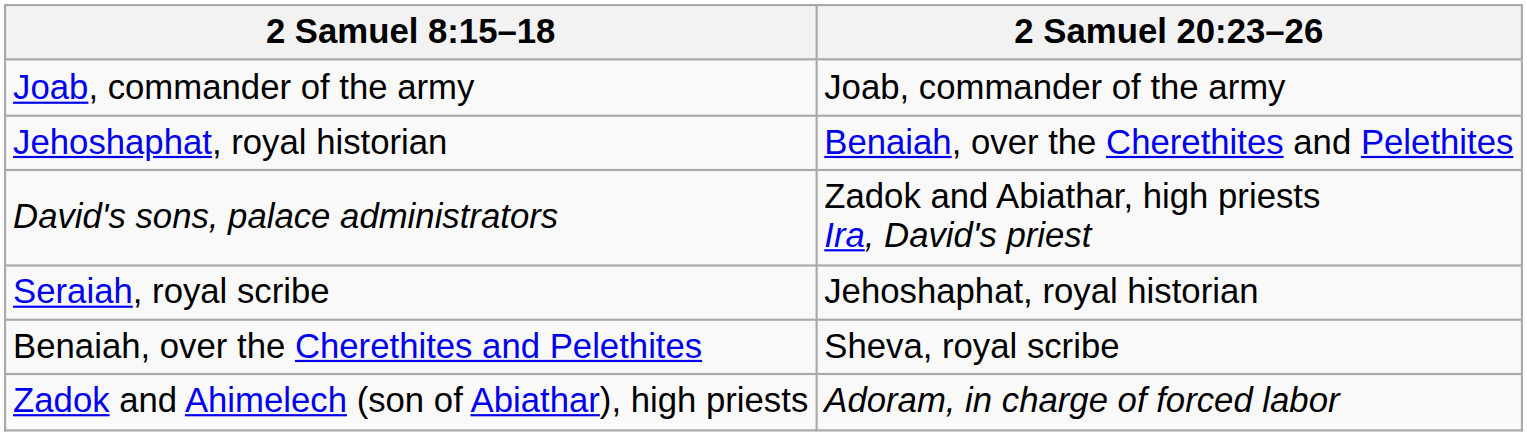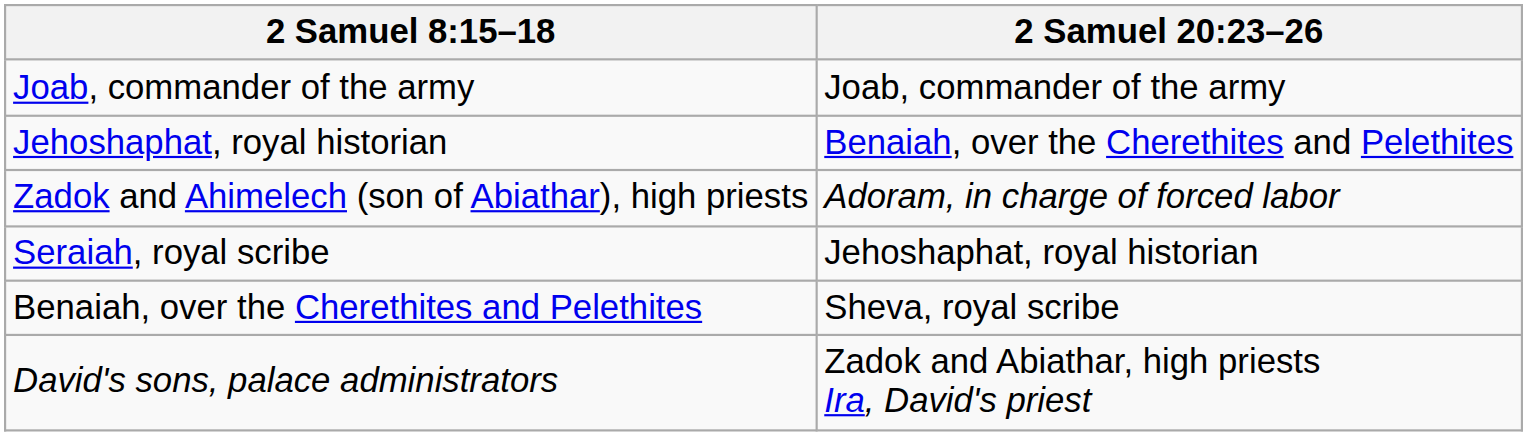rows swapped: (411, 401) <-> (286, 216)
